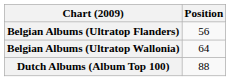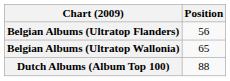(204, 48) 64 -> (204, 48) 65
